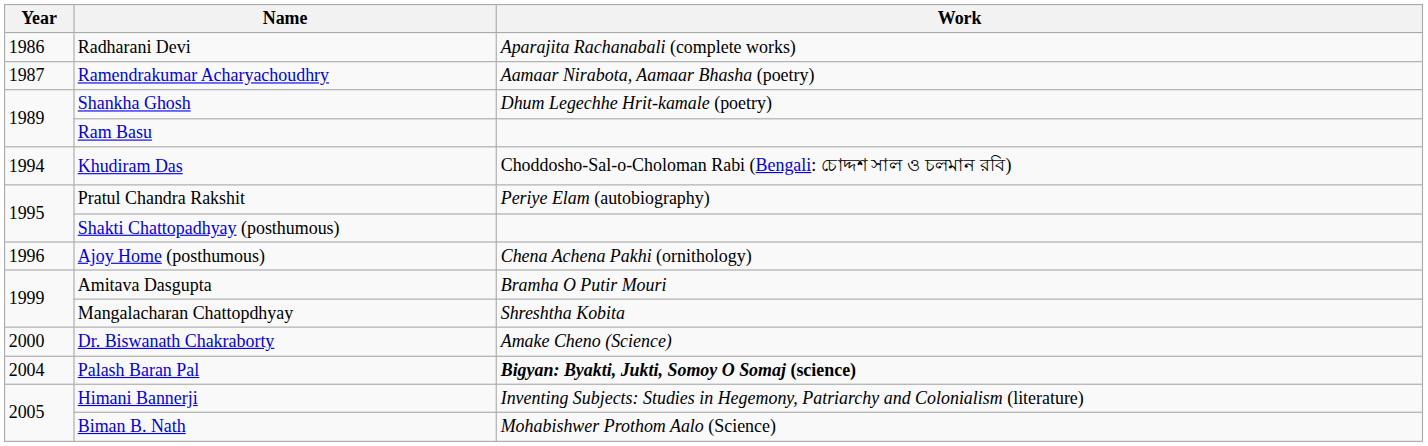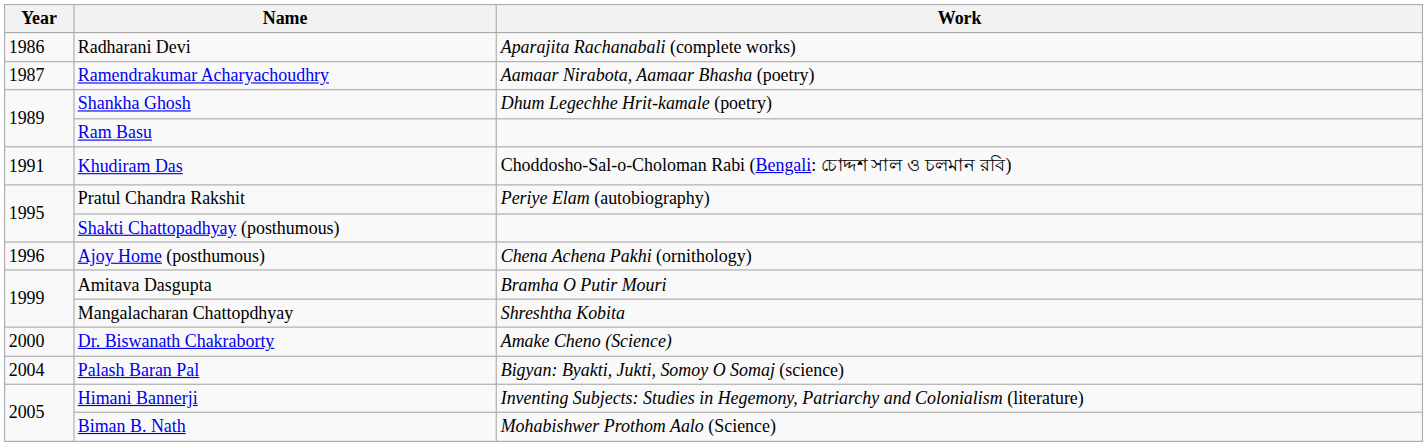(27, 165) 1994 -> (27, 165) 1991
(678, 369) bold -> (672, 369) normal
